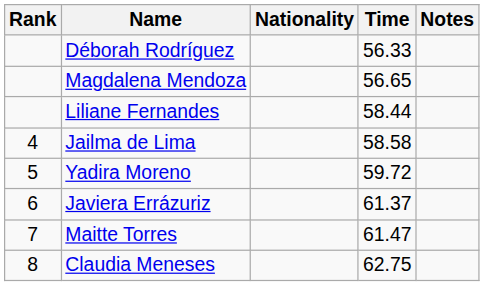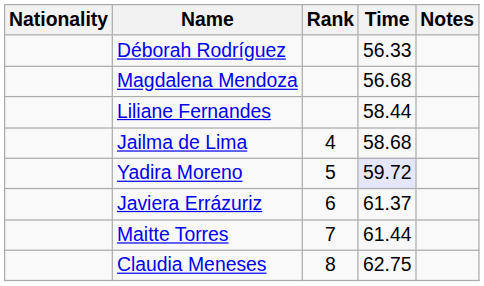columns swapped: (33, 19) <-> (305, 19)
(387, 81) 56.65 -> (387, 81) 56.68
(387, 142) 58.58 -> (387, 142) 58.68
(387, 173) no background -> (387, 173) lavender background
(387, 234) 61.47 -> (387, 234) 61.44
